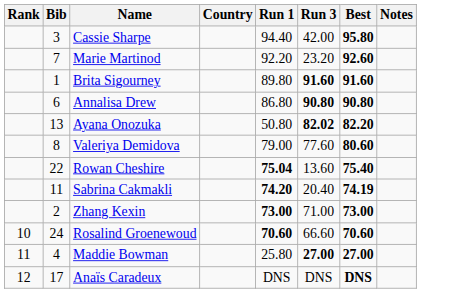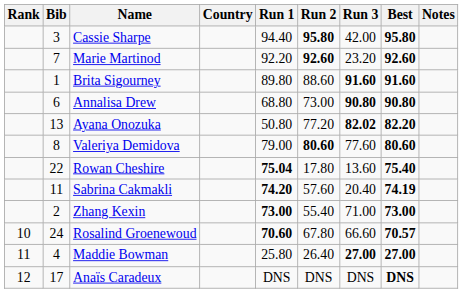+ column: (319, 15)
(277, 102) 86.80 -> (277, 102) 68.80
(358, 233) 70.60 -> (400, 233) 70.57
